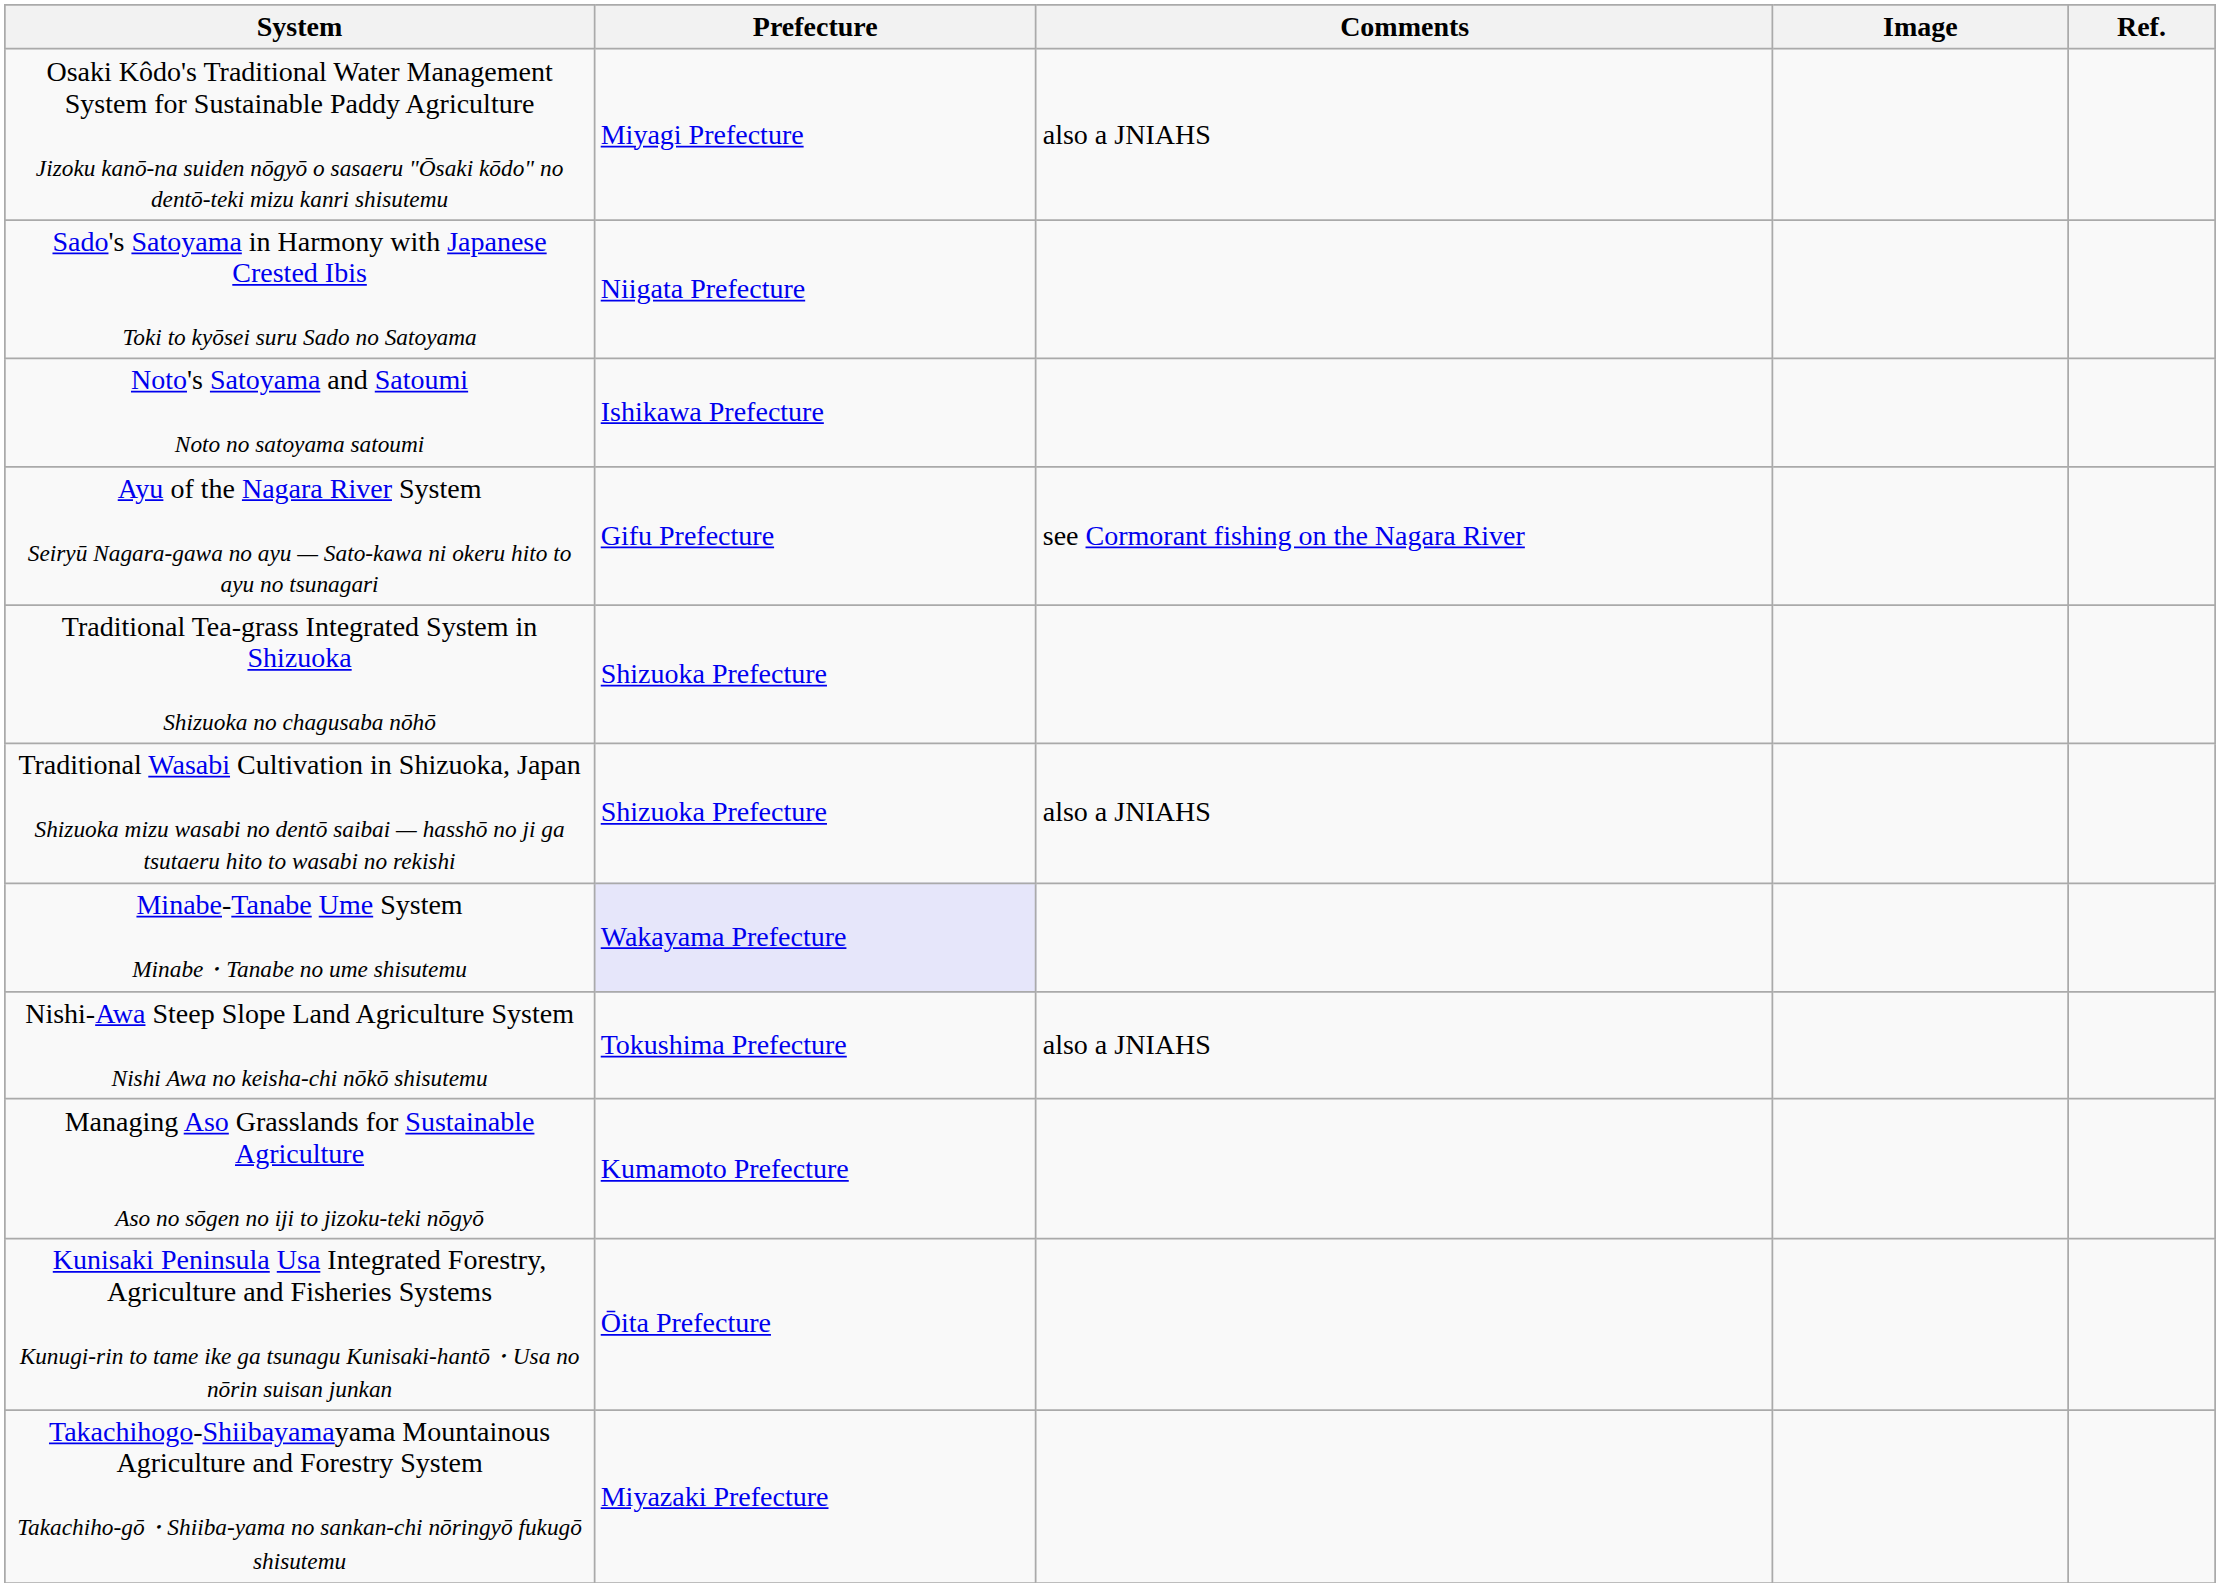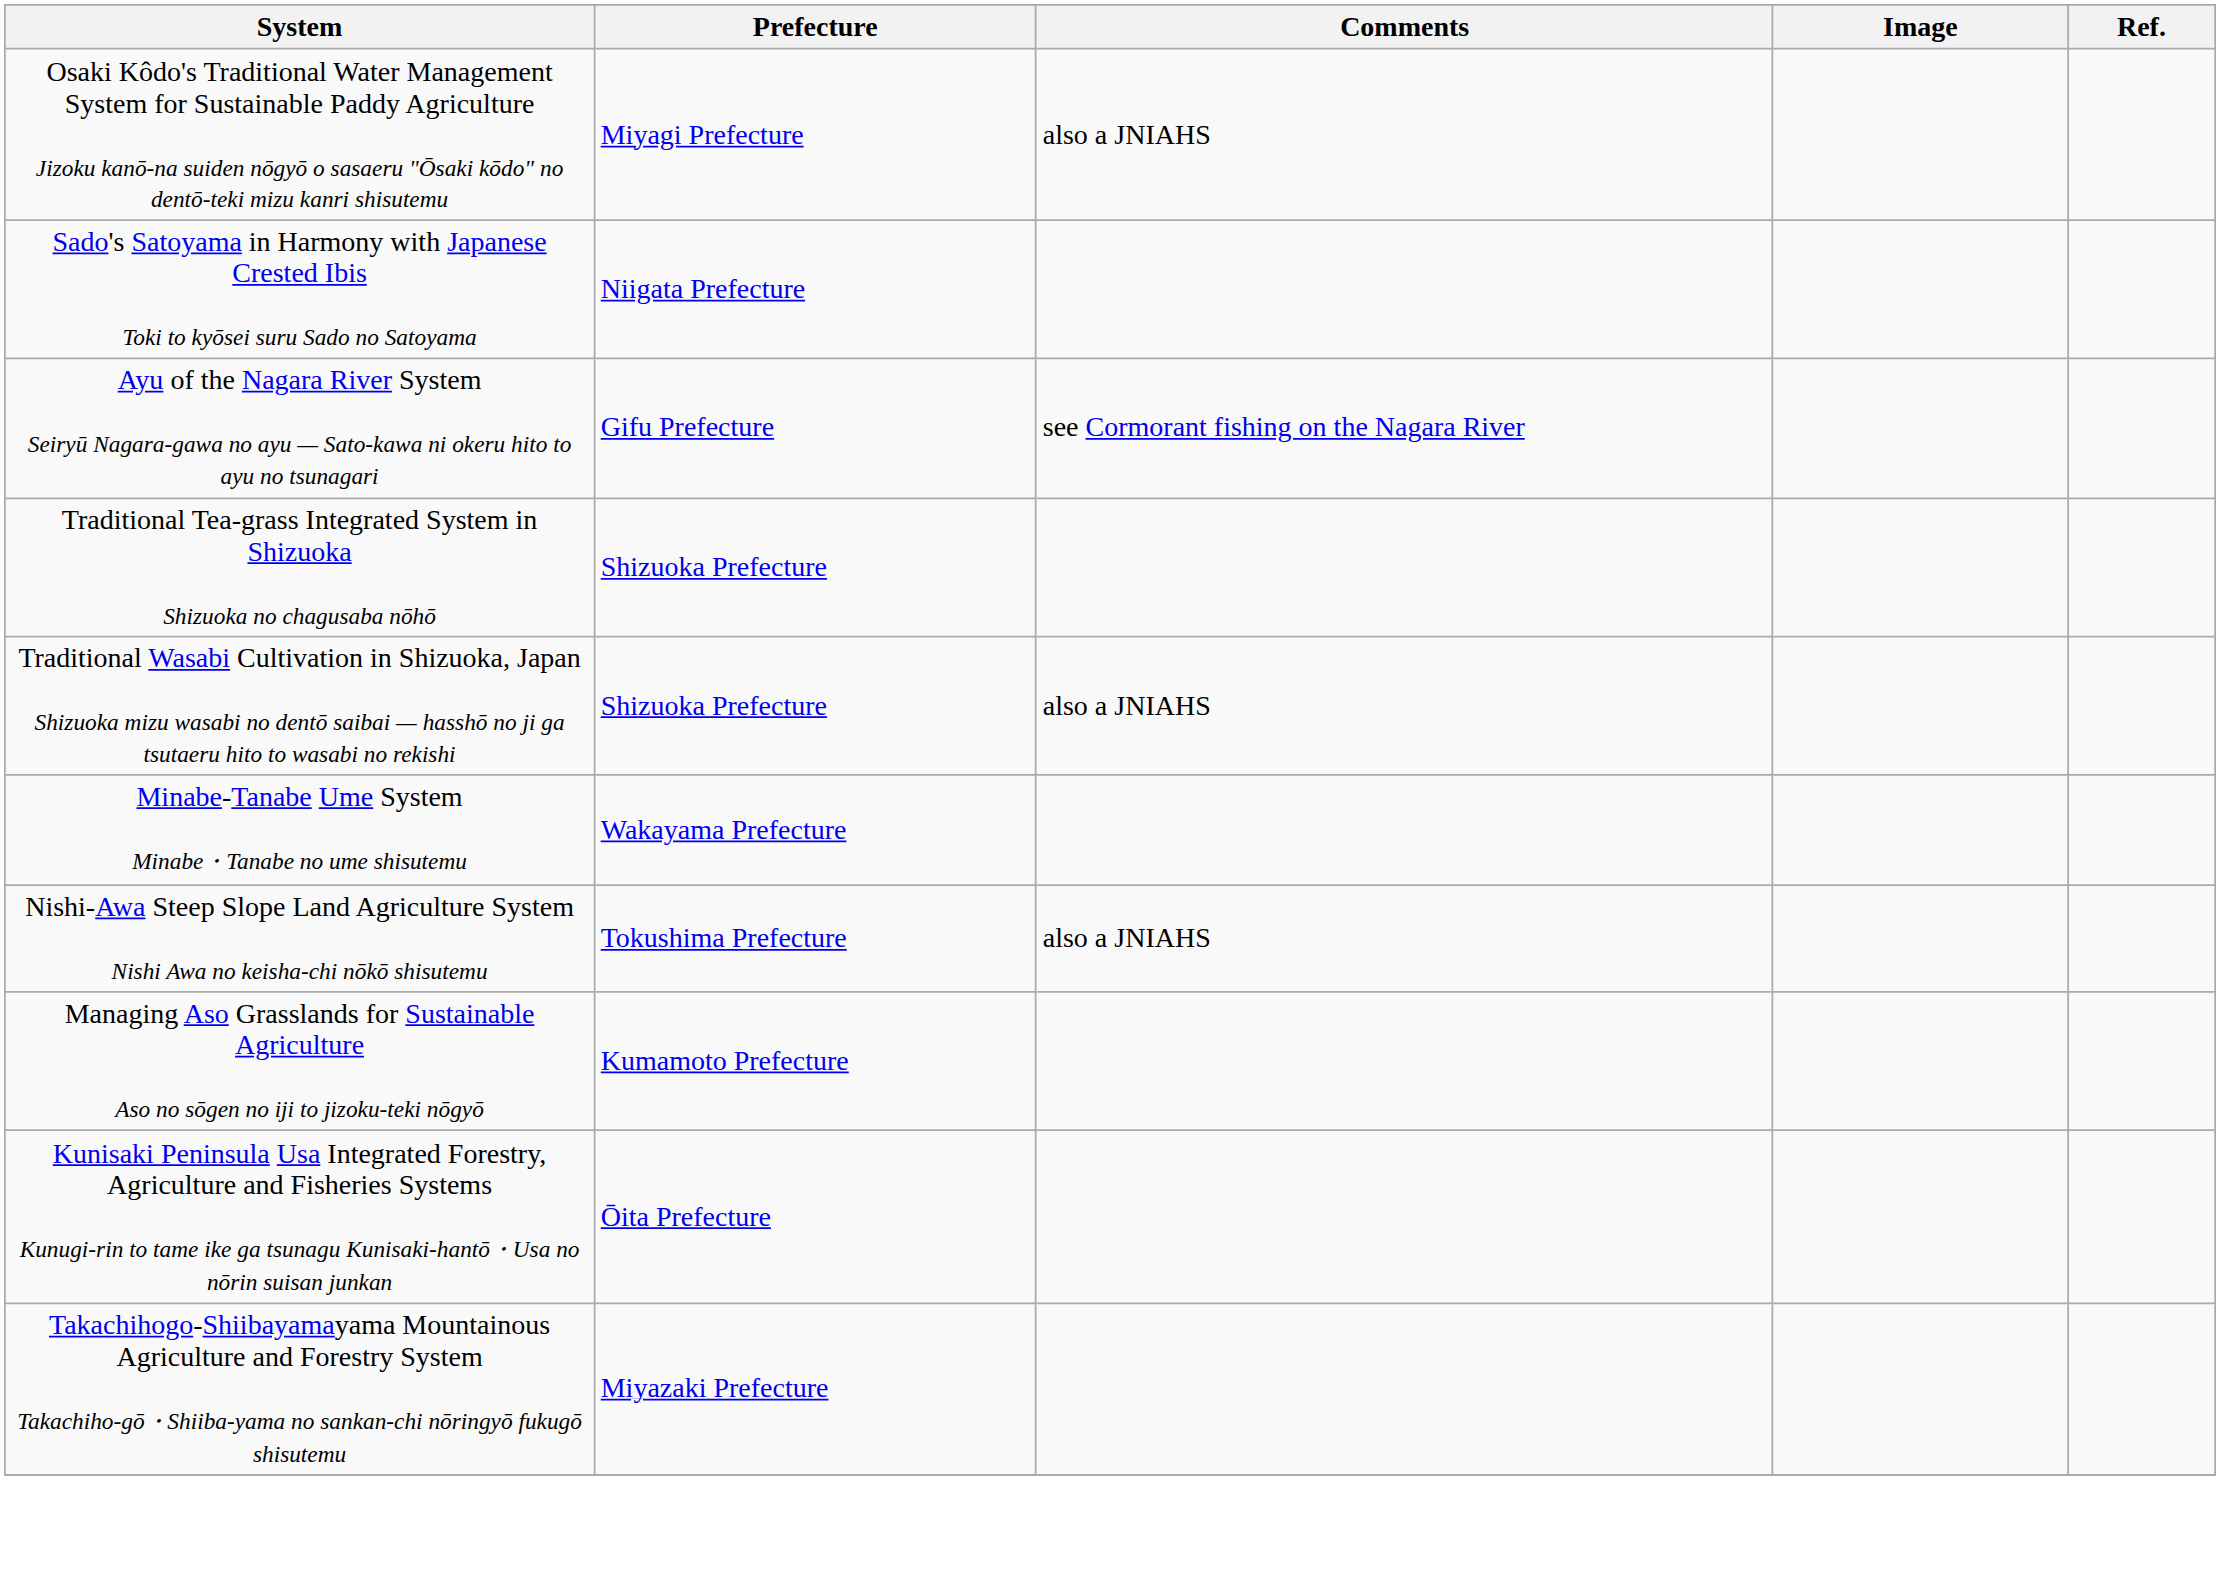- row: (300, 411)
(724, 936) lavender background -> (724, 829) no background
